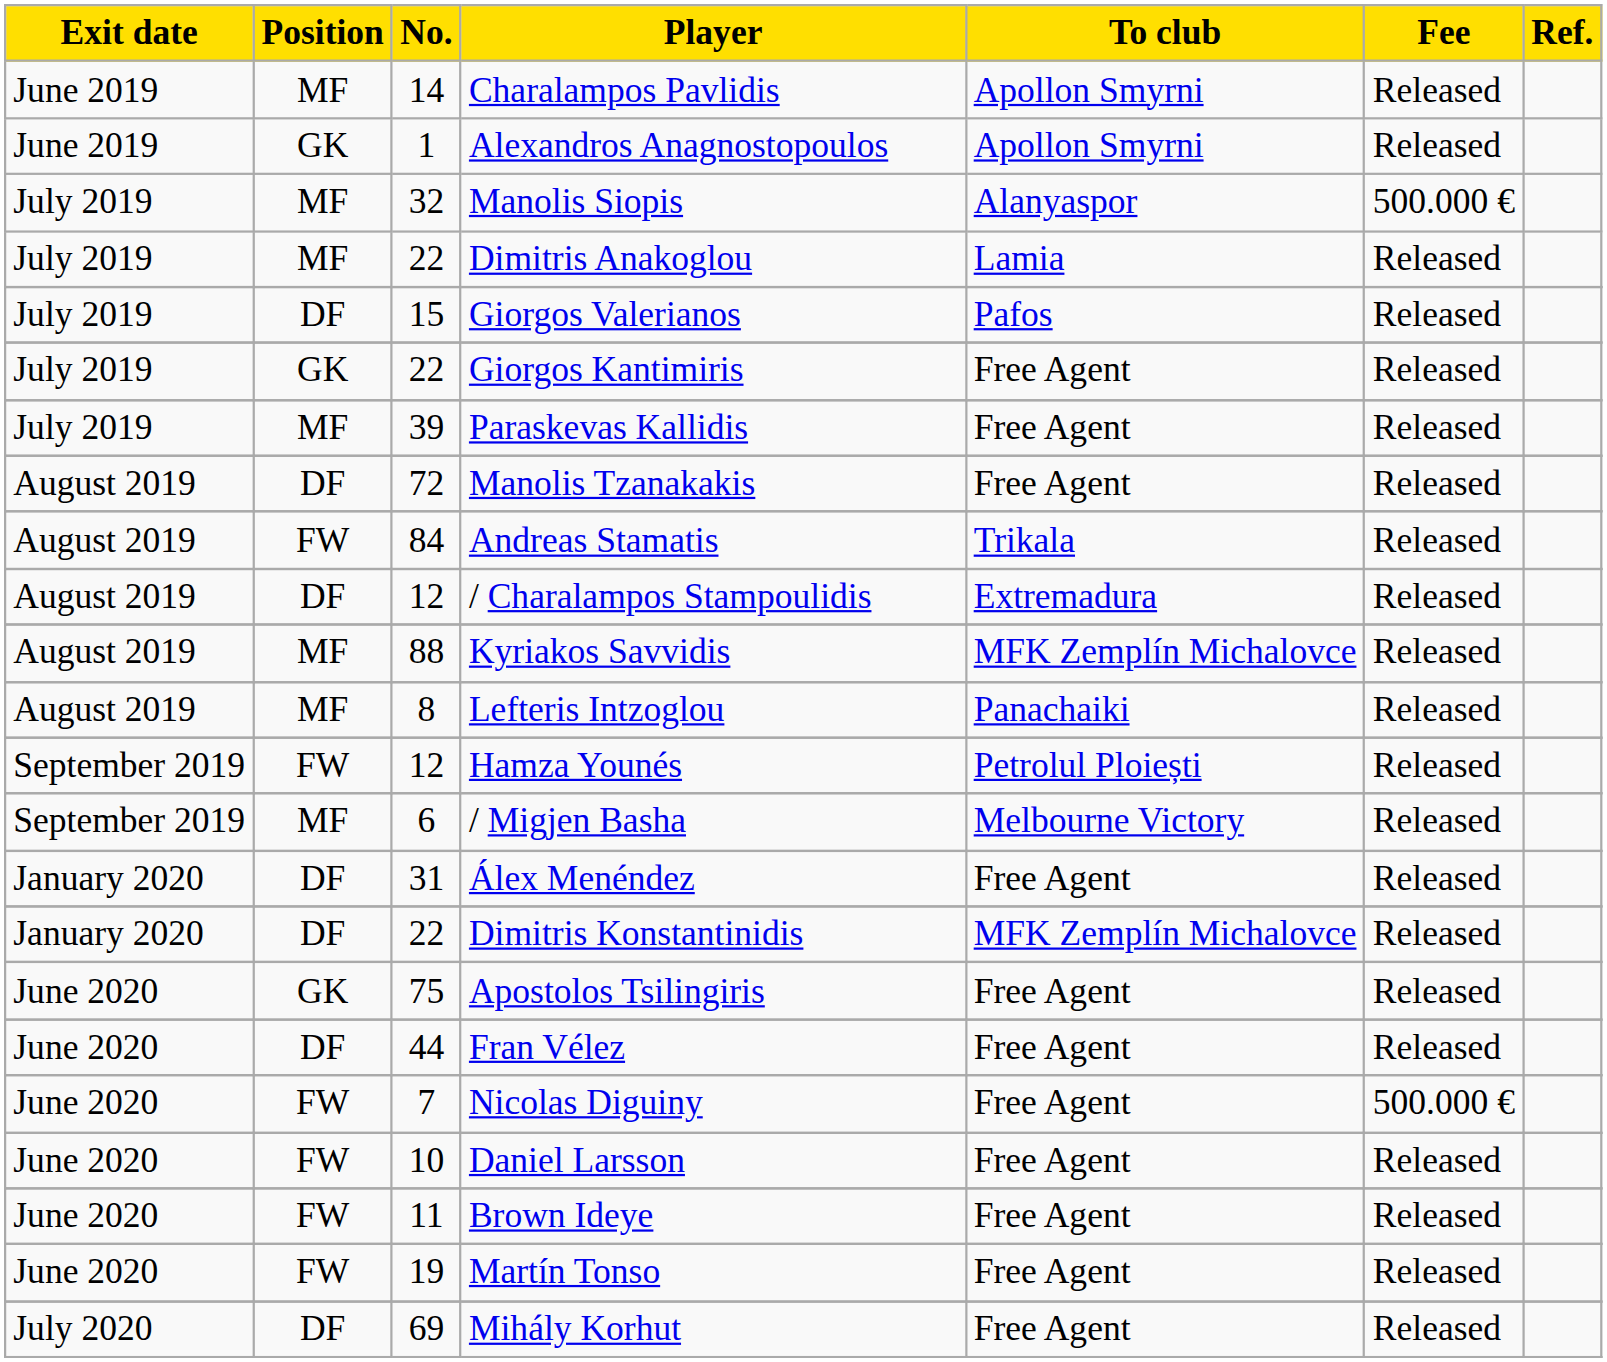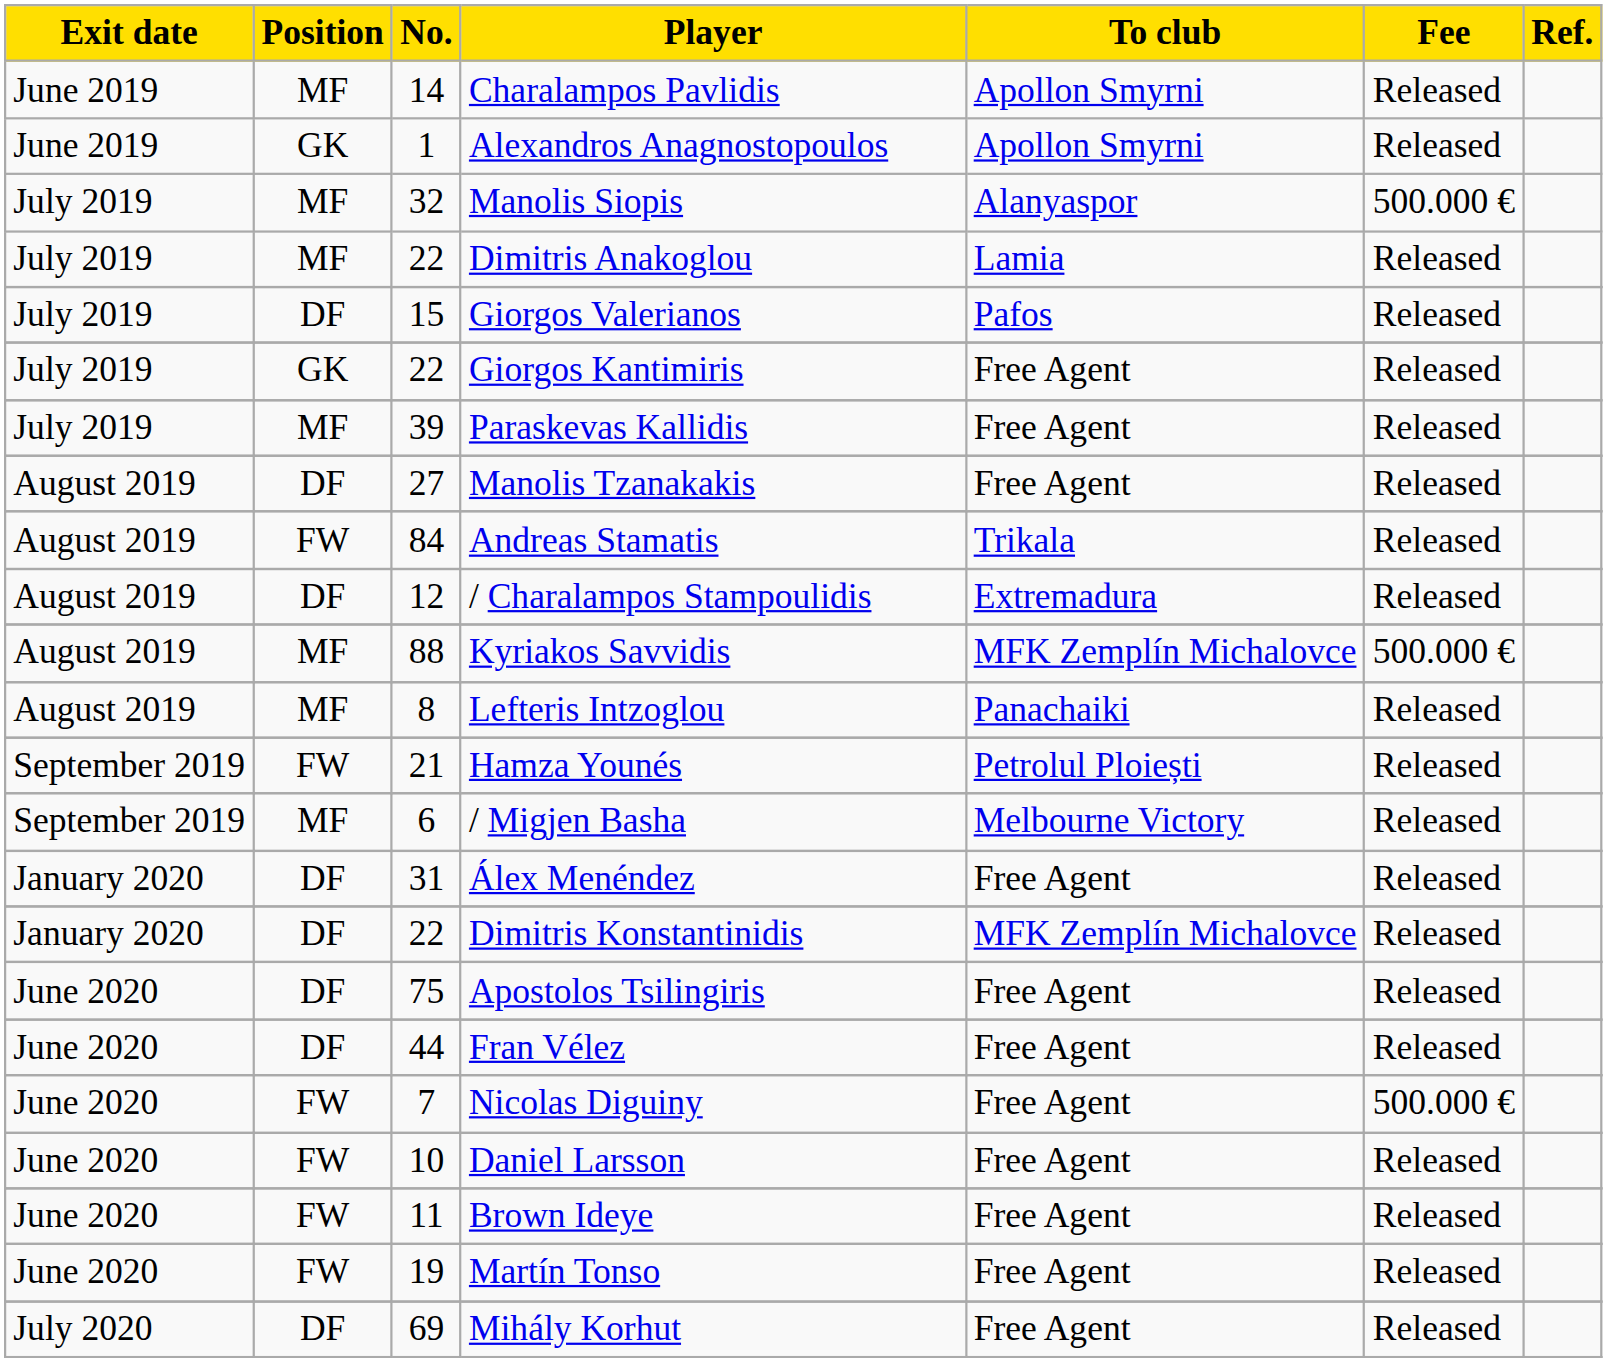(426, 483) 72 -> (426, 483) 27
(1437, 652) Released -> (1444, 652) 500.000 €
(426, 764) 12 -> (426, 764) 21
(323, 990) GK -> (323, 990) DF
